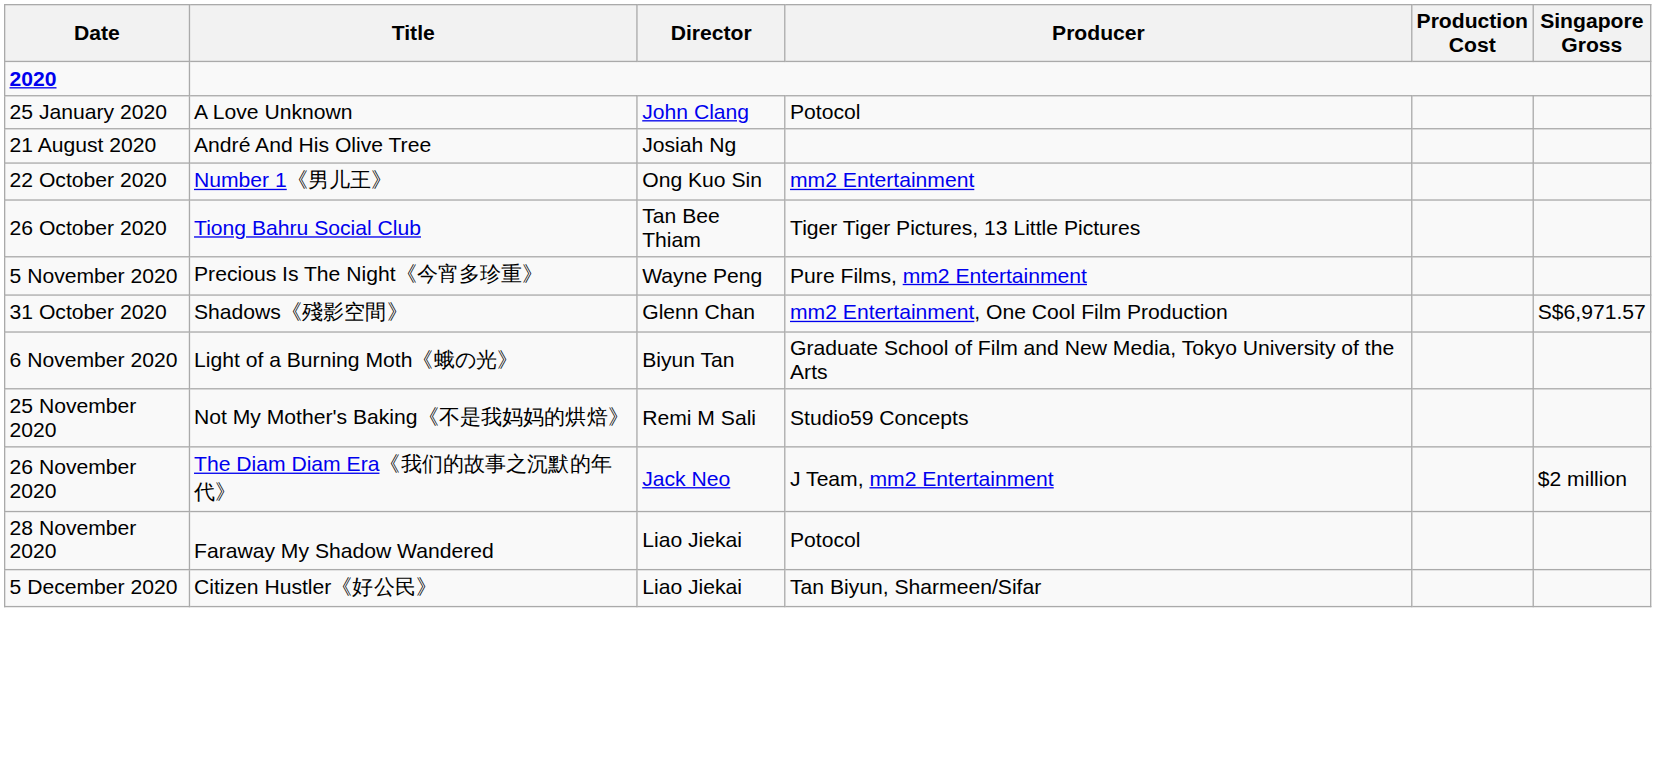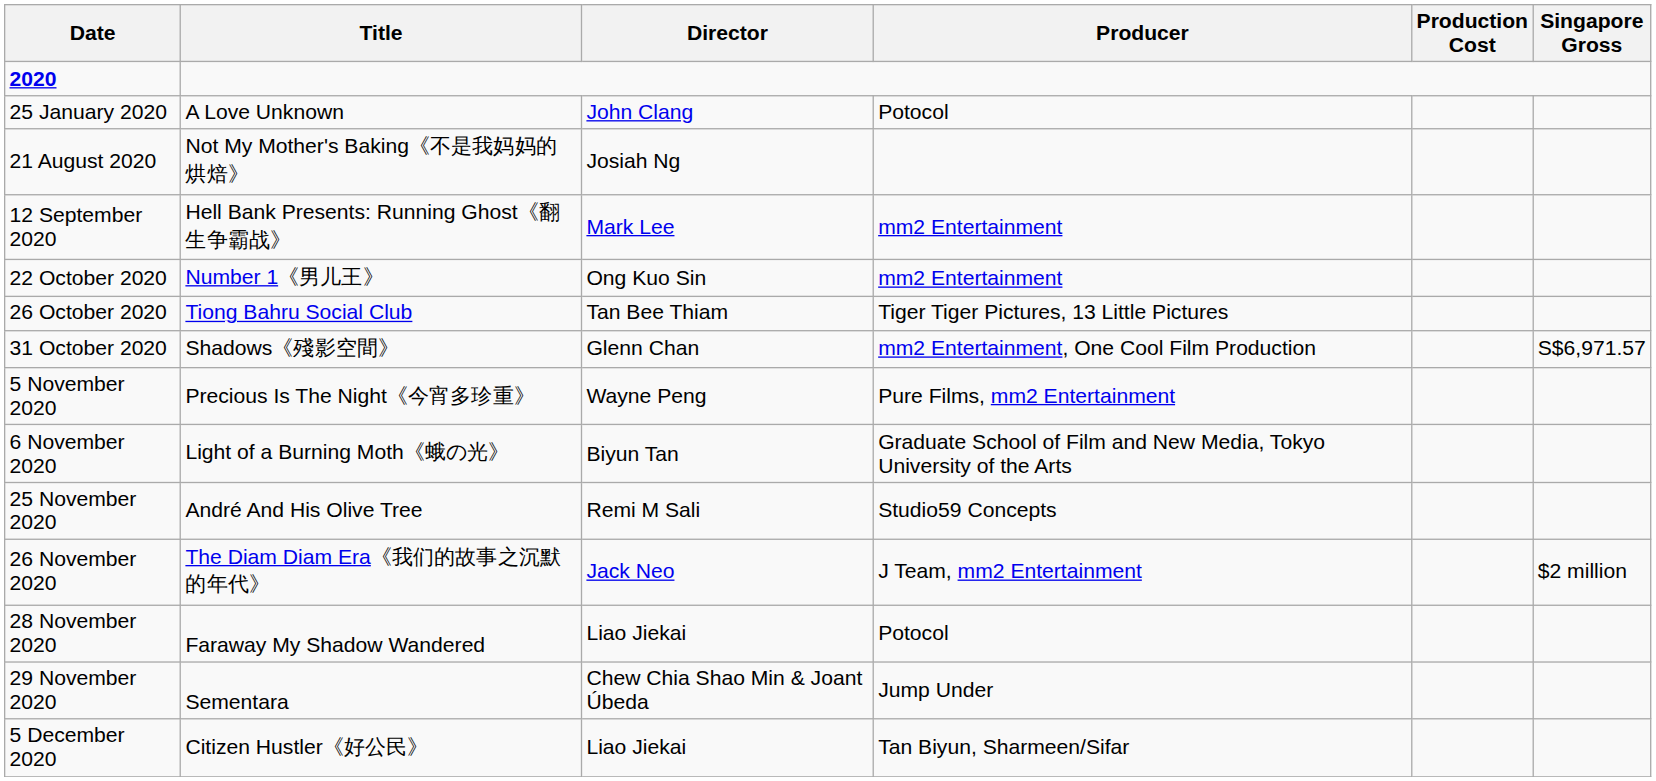(313, 145) André And His Olive Tree -> (371, 160) Not My Mother's Baking《不是我妈妈的烘焙》
+ row: (76, 226)
rows swapped: (88, 313) <-> (93, 275)
(411, 417) Not My Mother's Baking《不是我妈妈的烘焙》 -> (304, 510) André And His Olive Tree
+ row: (73, 690)
